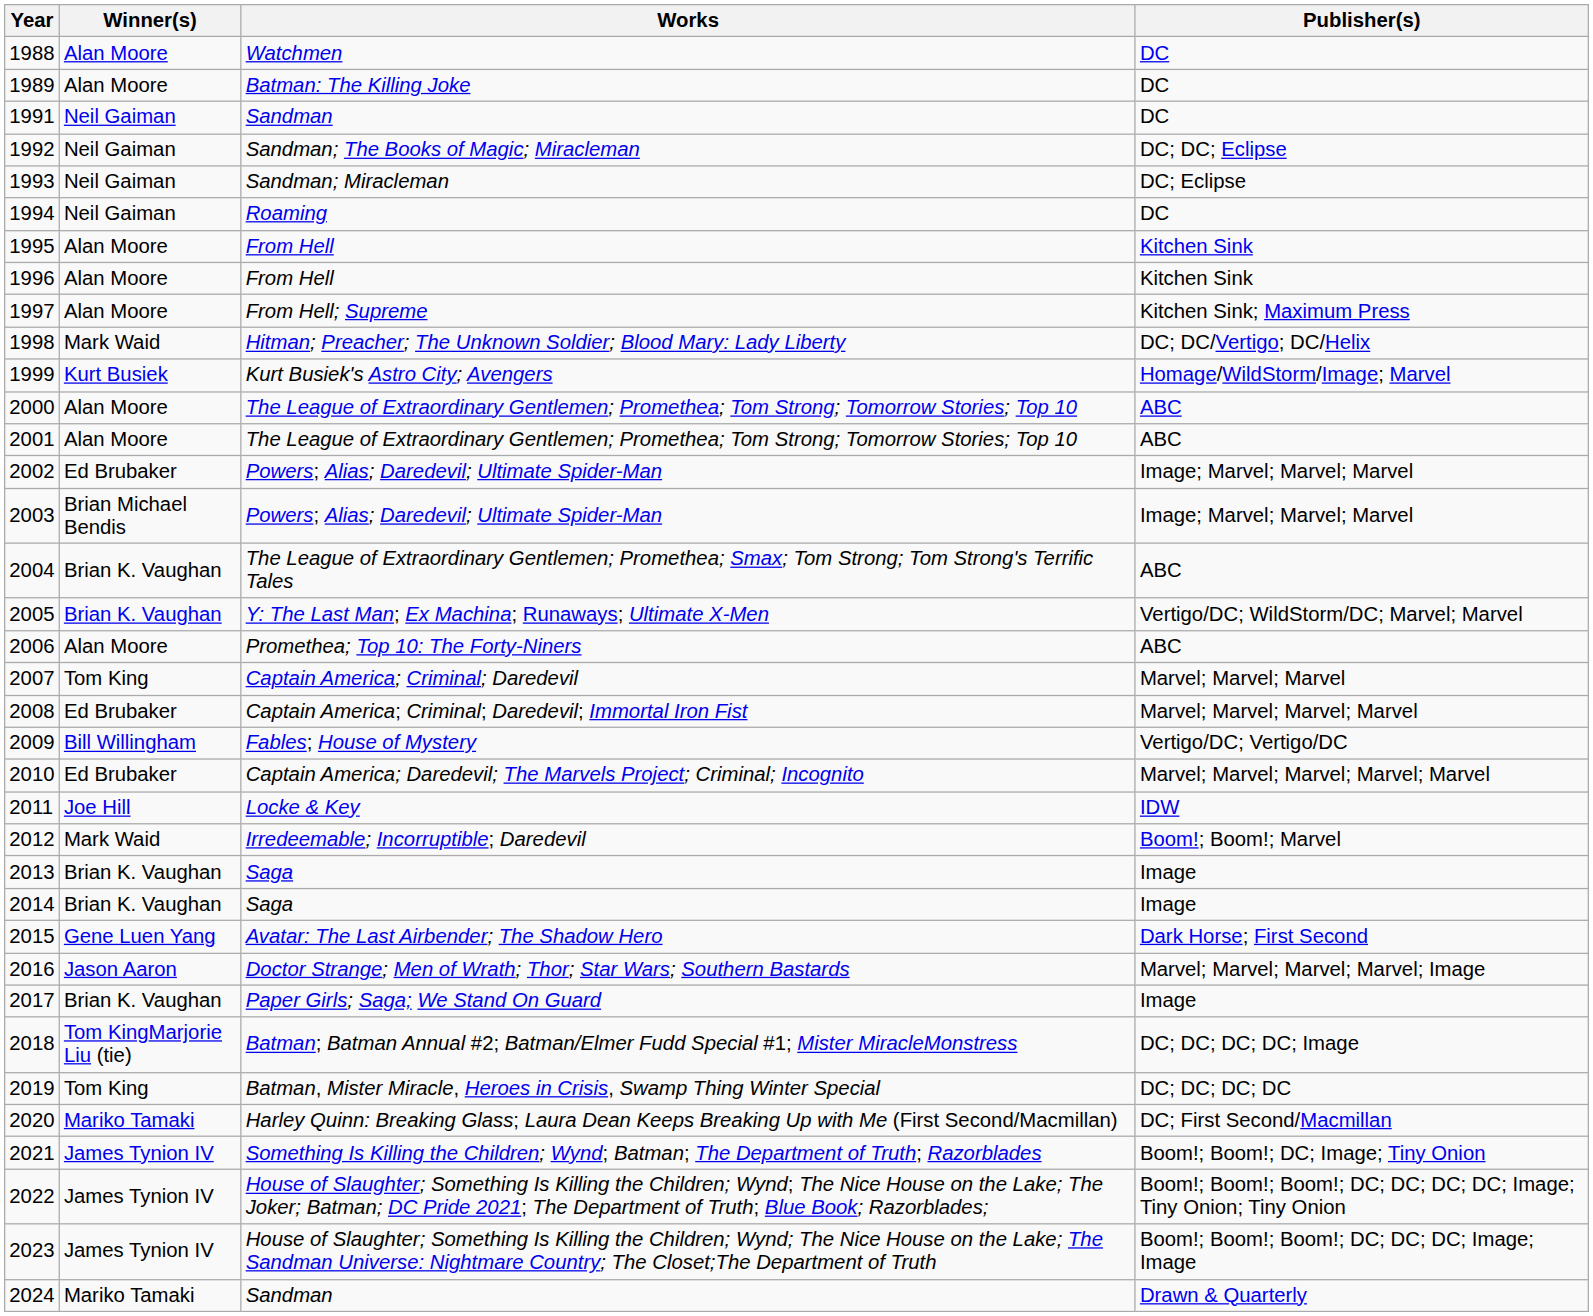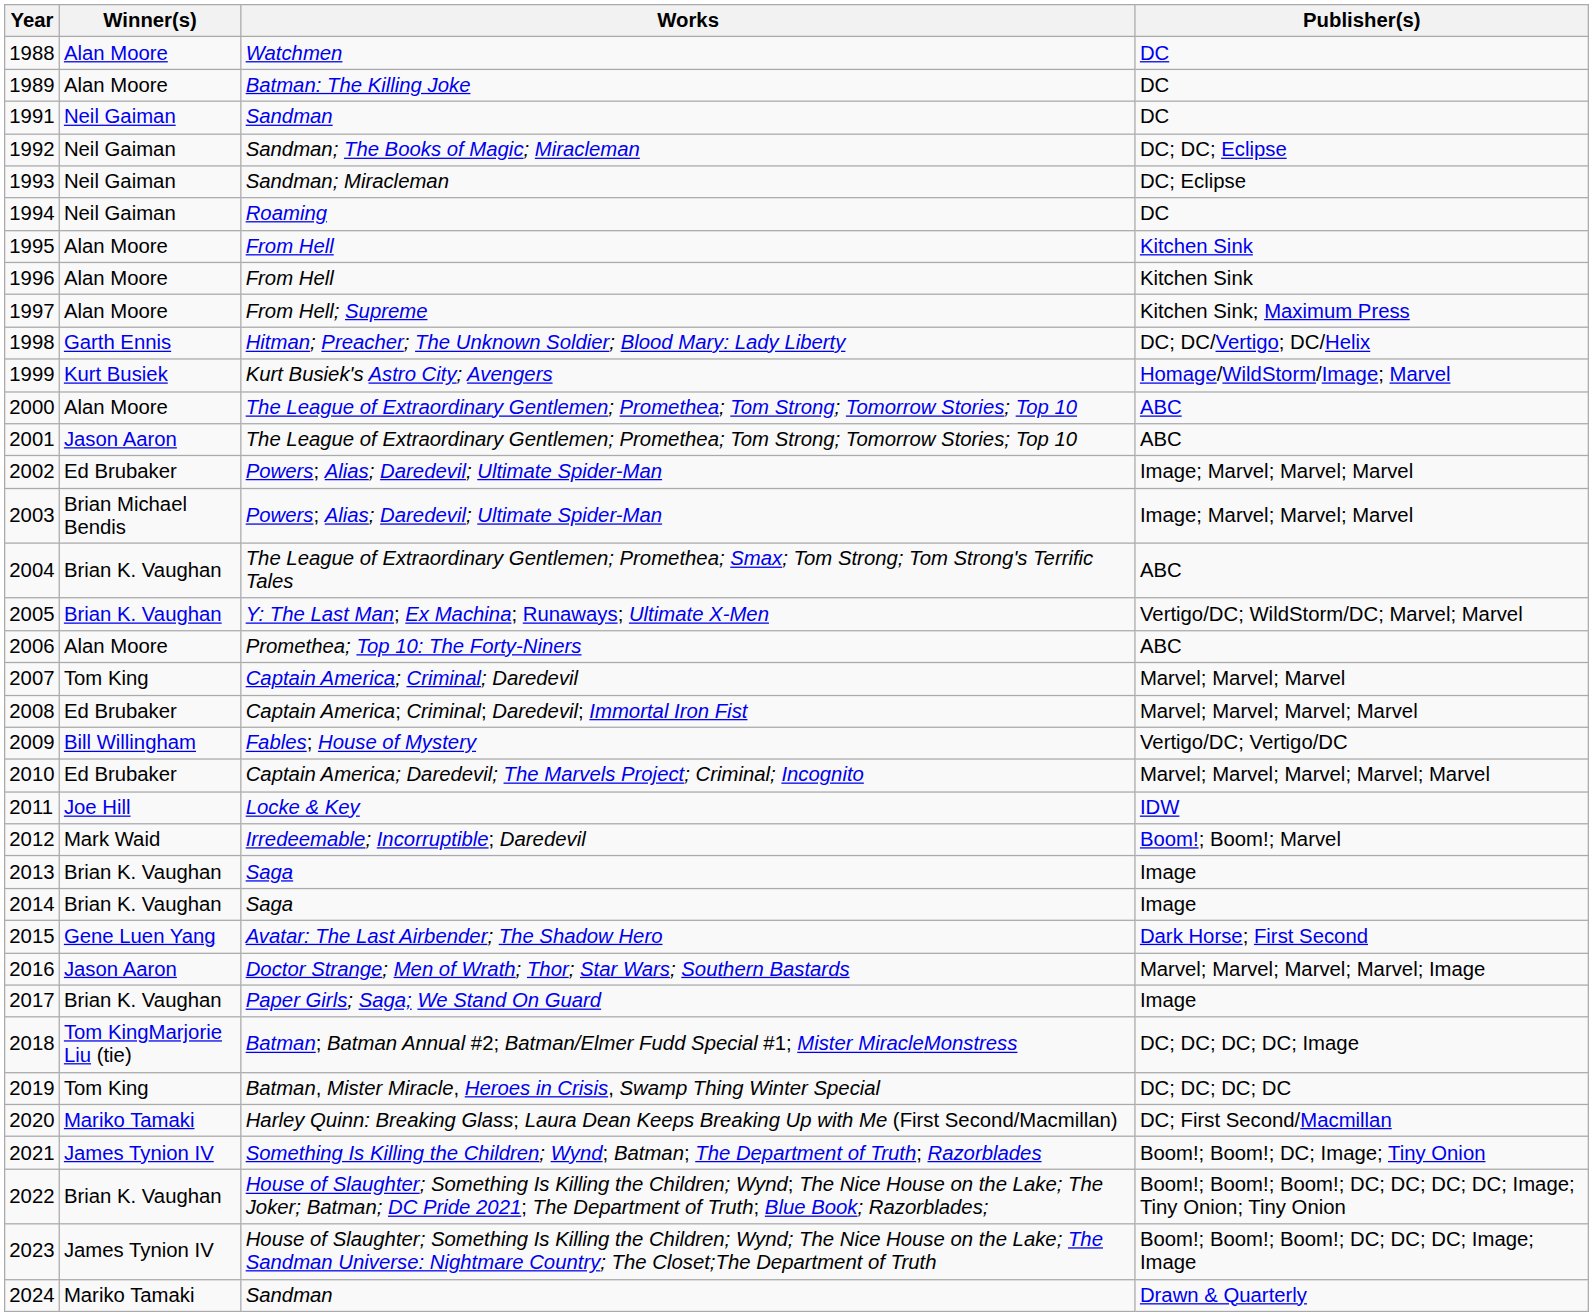(112, 342) Mark Waid -> (118, 342) Garth Ennis
(116, 439) Alan Moore -> (120, 439) Jason Aaron
(139, 1196) James Tynion IV -> (143, 1196) Brian K. Vaughan
